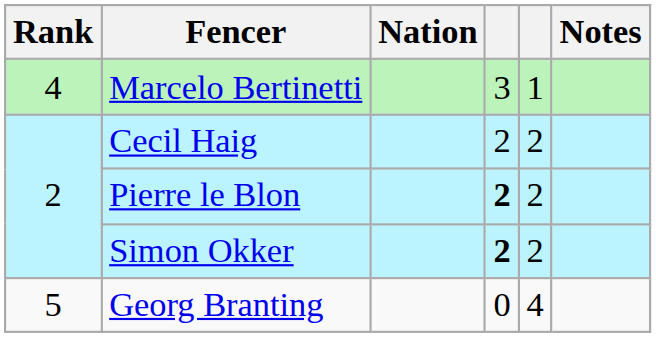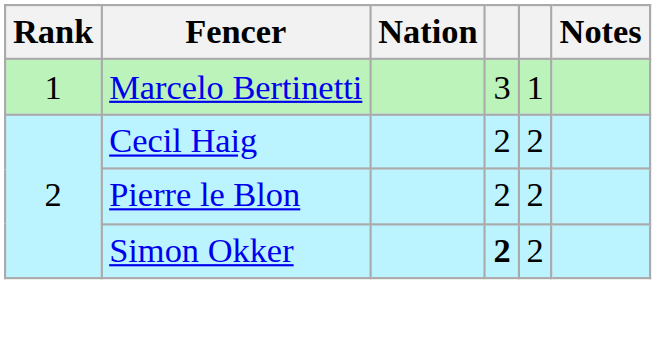(53, 86) 4 -> (53, 86) 1
(502, 195) bold -> (502, 195) normal
- row: (216, 304)
